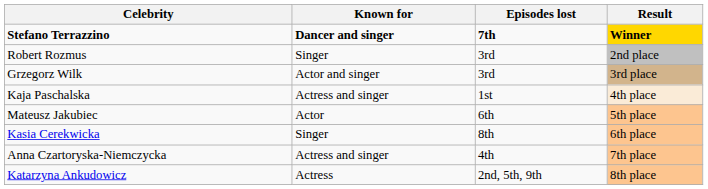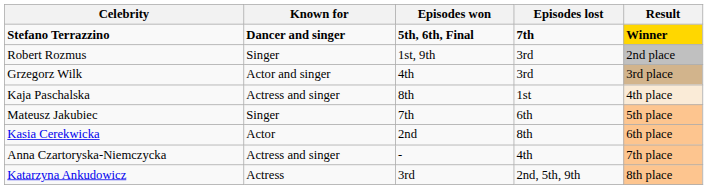+ column: (454, 14)
(310, 114) Actor -> (263, 114) Singer
(312, 134) Singer -> (261, 134) Actor
